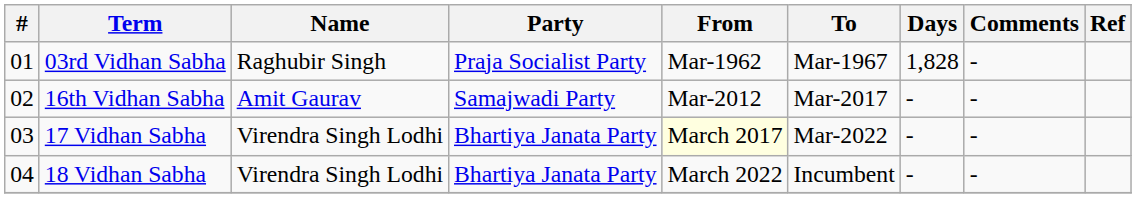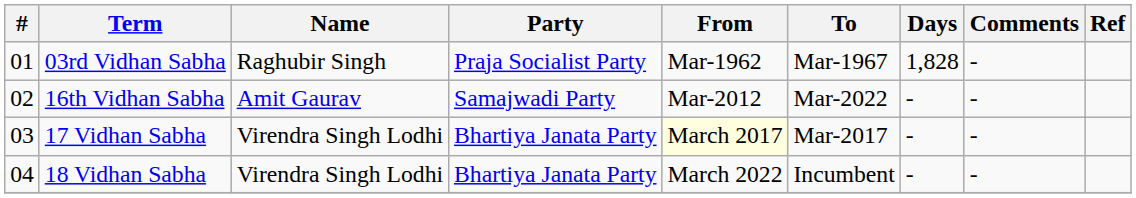(841, 98) Mar-2017 -> (841, 98) Mar-2022
(841, 135) Mar-2022 -> (841, 135) Mar-2017
